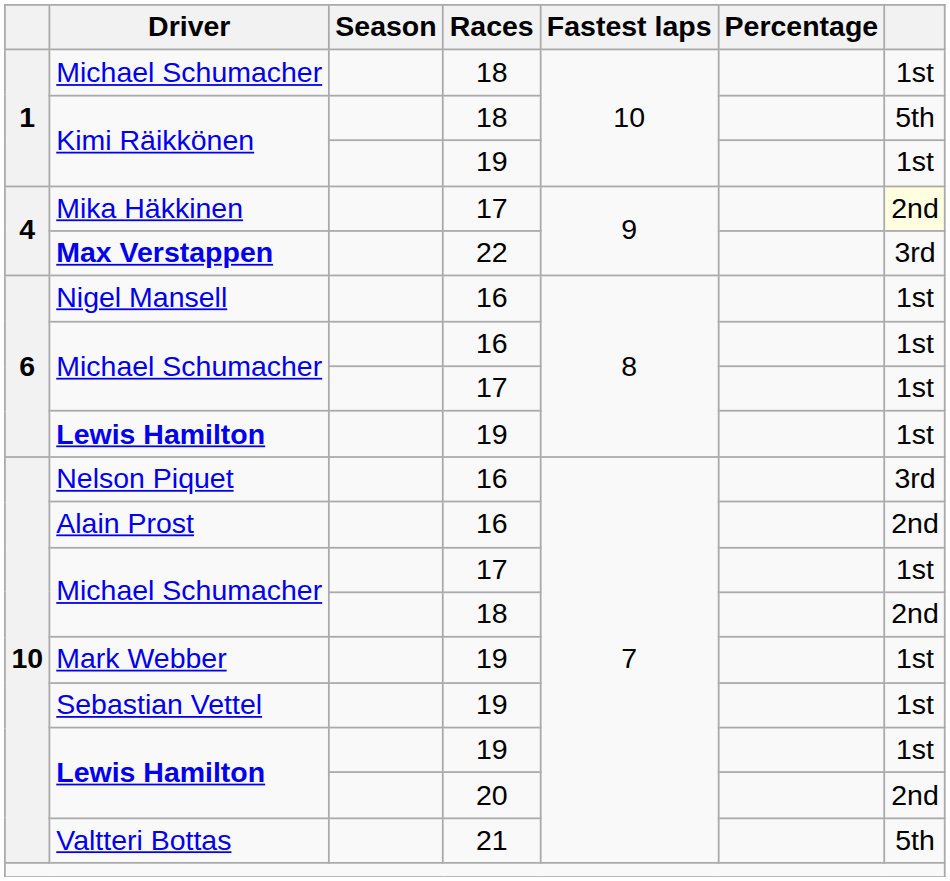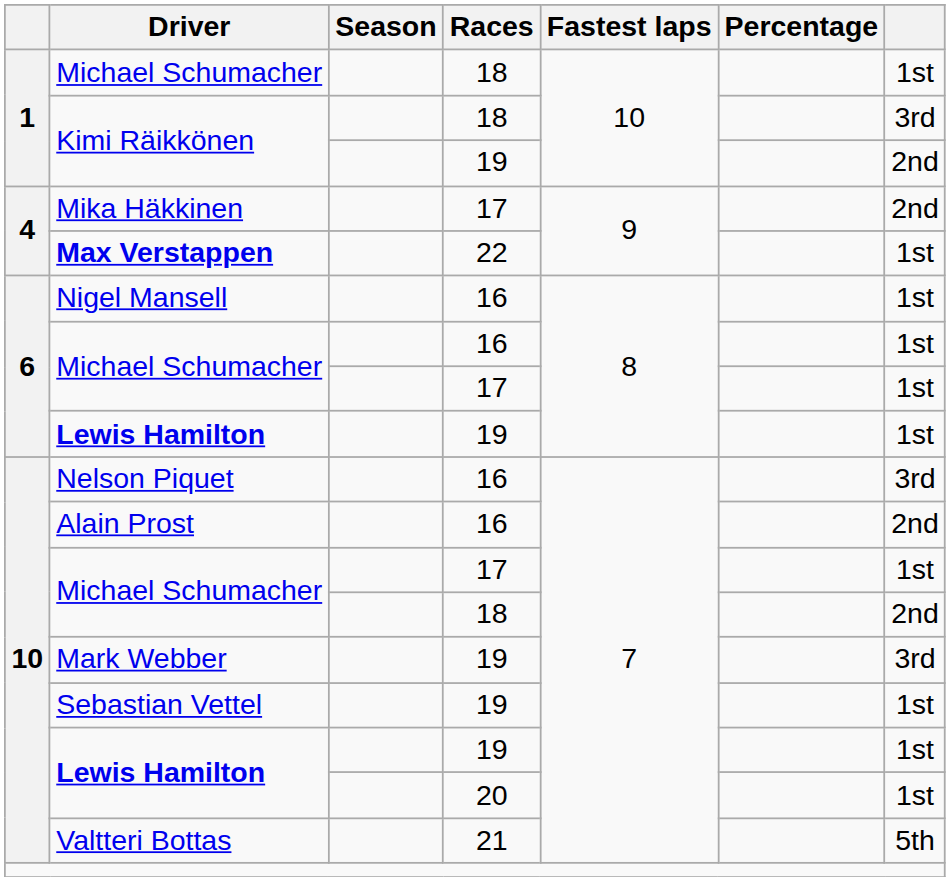(915, 117) 5th -> (915, 117) 3rd
(915, 162) 1st -> (915, 162) 2nd
(915, 207) lightyellow background -> (915, 207) no background
(915, 252) 3rd -> (915, 252) 1st
(915, 659) 1st -> (915, 659) 3rd
(915, 794) 2nd -> (915, 794) 1st
